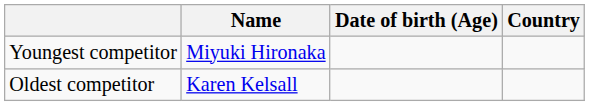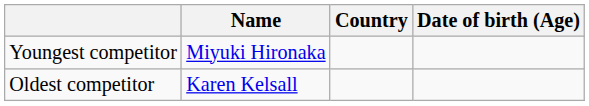columns swapped: (544, 20) <-> (416, 20)
